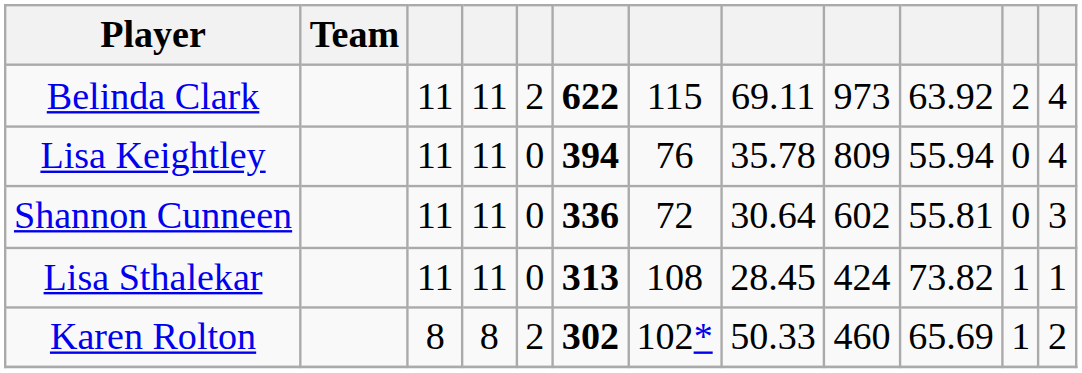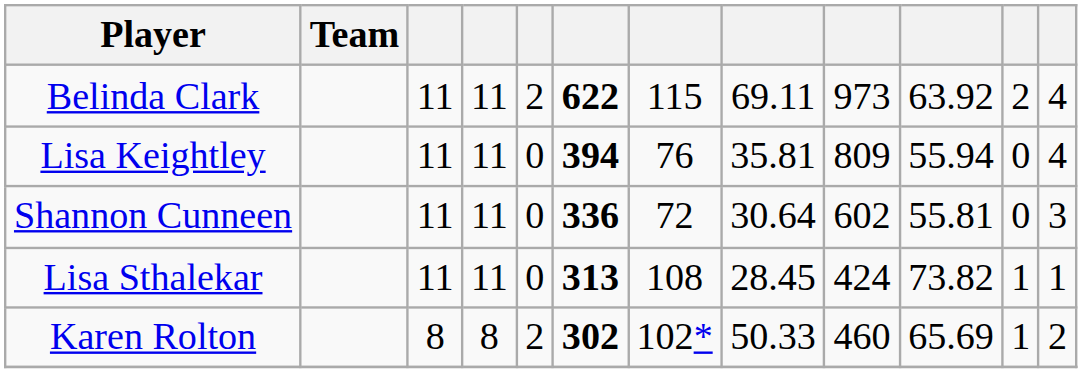(773, 155) 35.78 -> (773, 155) 35.81
